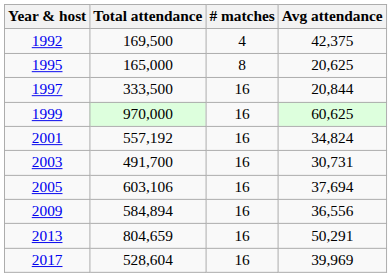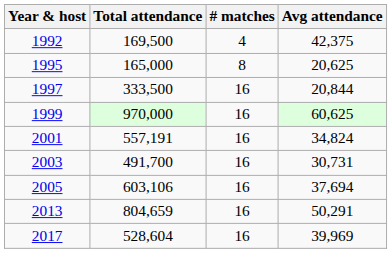(148, 138) 557,192 -> (148, 138) 557,191
- row: (47, 211)
